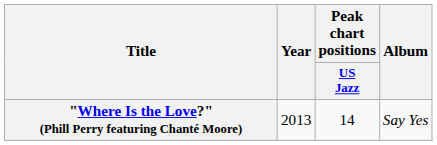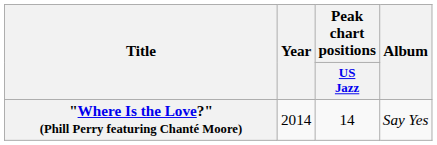(296, 119) 2013 -> (296, 119) 2014
